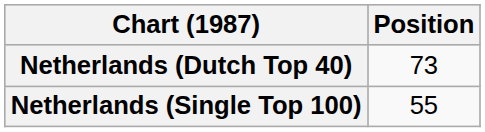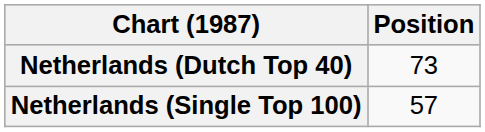(424, 106) 55 -> (424, 106) 57
